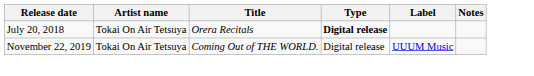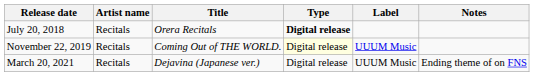(141, 29) Tokai On Air Tetsuya -> (113, 29) Recitals
(141, 46) Tokai On Air Tetsuya -> (113, 46) Recitals
(354, 46) no background -> (317, 46) lightyellow background
+ row: (40, 63)
